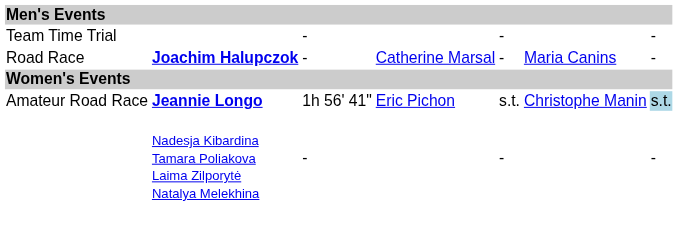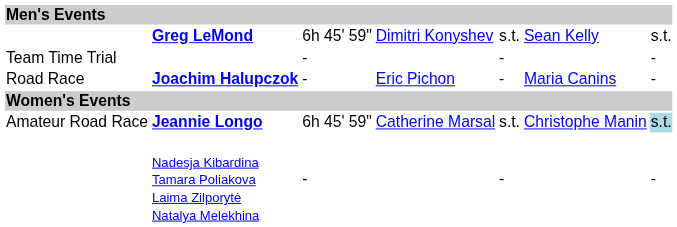+ row: (202, 36)
(435, 57) Catherine Marsal -> (415, 79) Eric Pichon
(337, 101) 1h 56' 41" -> (337, 122) 6h 45' 59"
(415, 101) Eric Pichon -> (435, 122) Catherine Marsal
